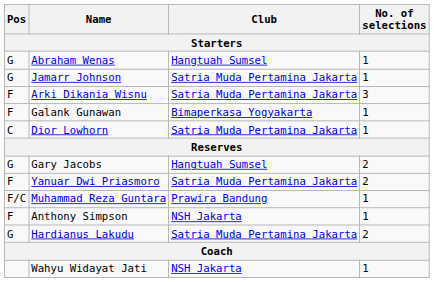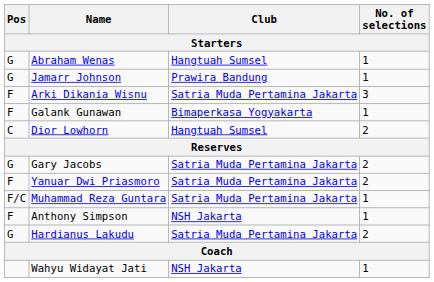(264, 78) Satria Muda Pertamina Jakarta -> (219, 78) Prawira Bandung
(264, 130) Satria Muda Pertamina Jakarta -> (219, 130) Hangtuah Sumsel
(366, 130) 1 -> (366, 130) 2
(219, 164) Hangtuah Sumsel -> (264, 164) Satria Muda Pertamina Jakarta
(219, 199) Prawira Bandung -> (264, 199) Satria Muda Pertamina Jakarta
